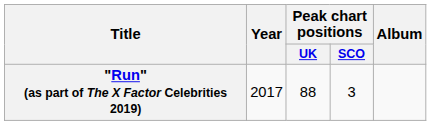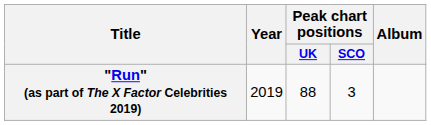(267, 92) 2017 -> (267, 92) 2019
